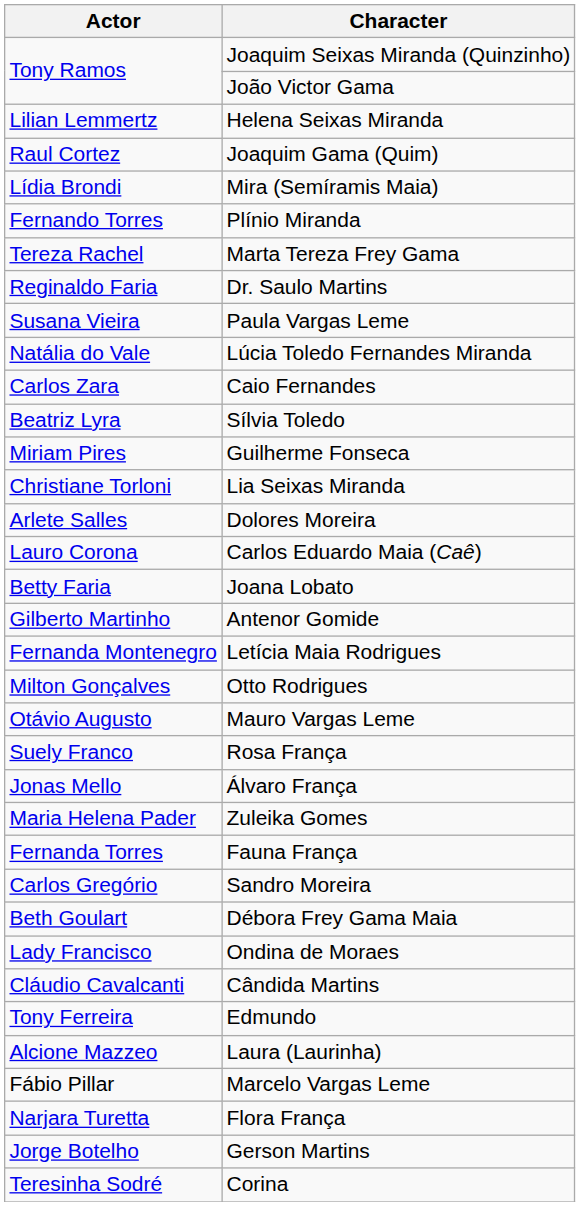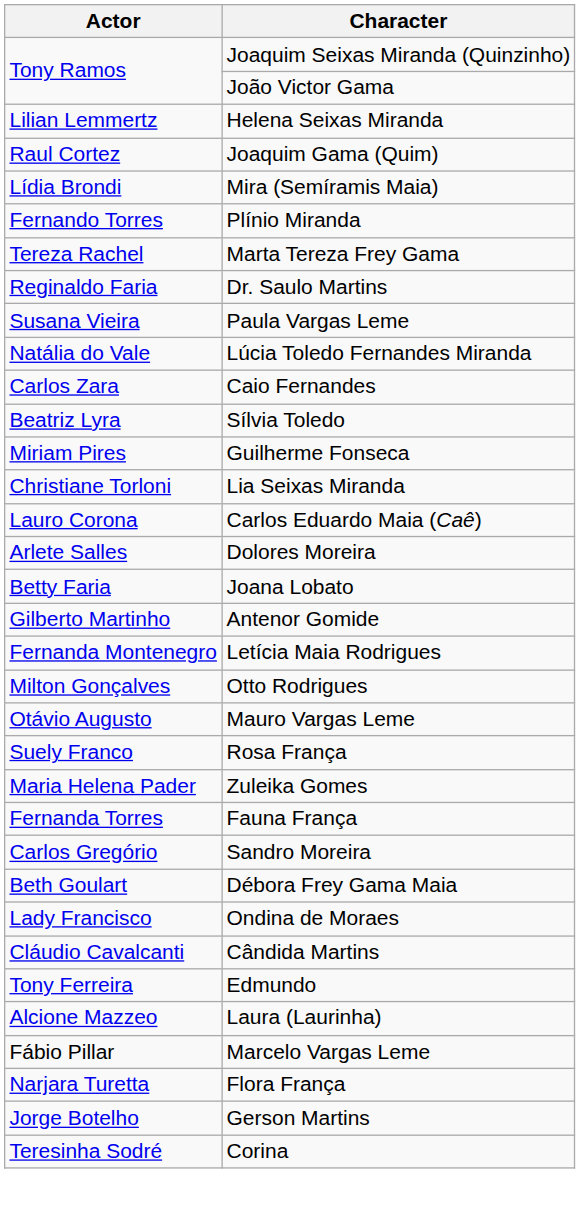rows swapped: (354, 552) <-> (301, 519)
- row: (292, 785)
